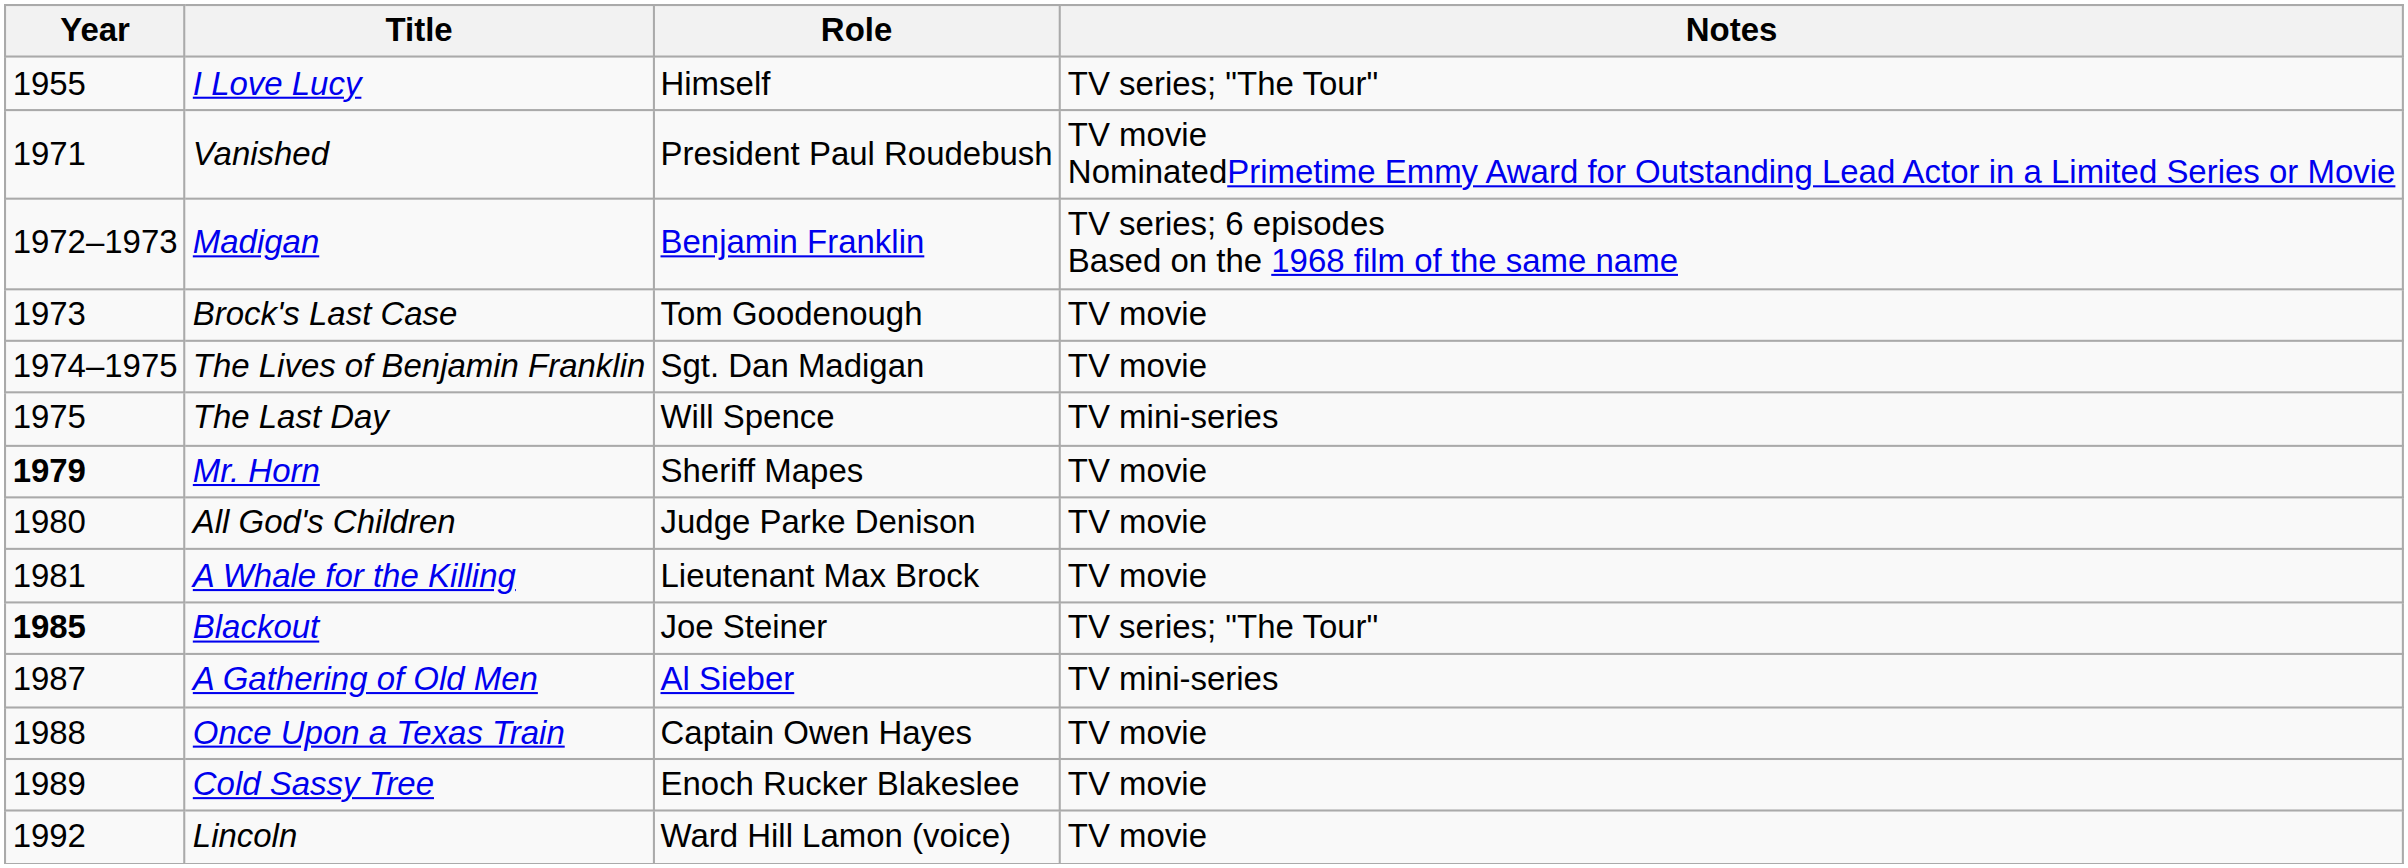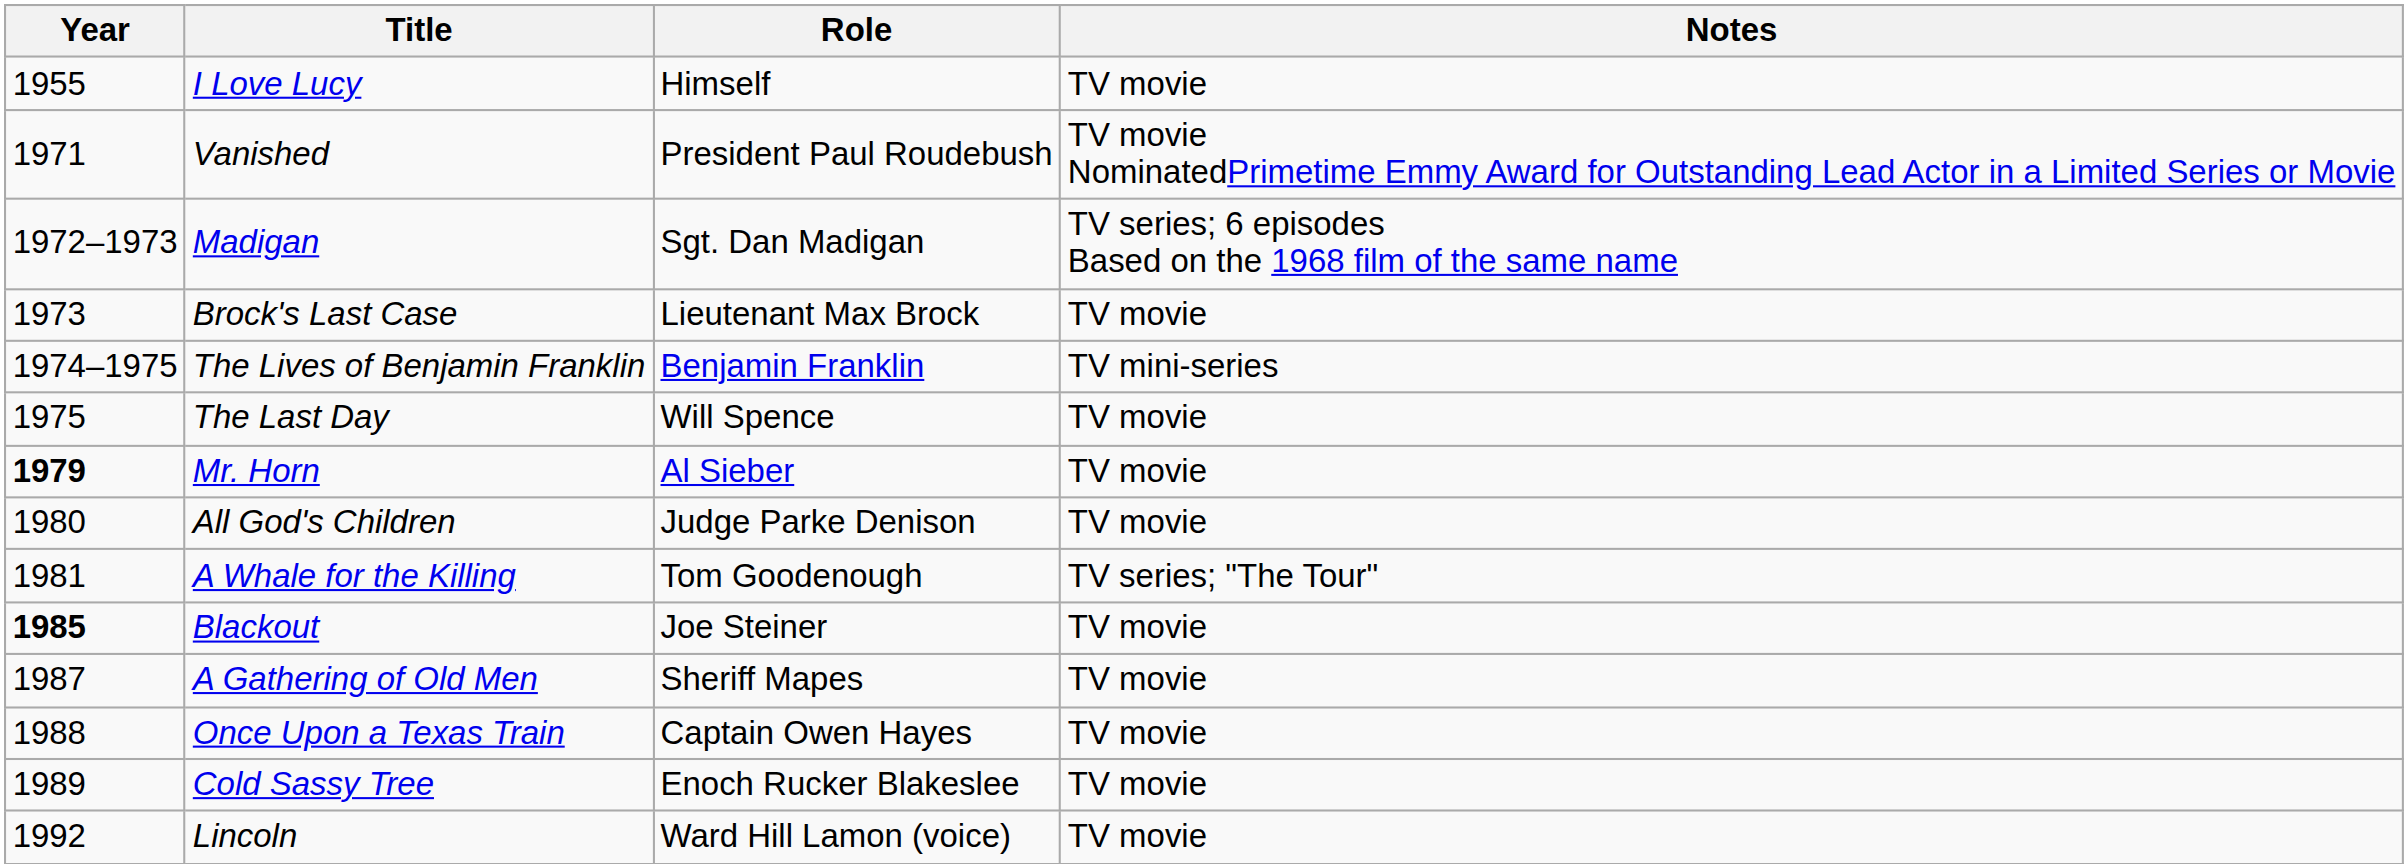(1223, 82) TV series; "The Tour" -> (1137, 82) TV movie
(792, 243) Benjamin Franklin -> (792, 243) Sgt. Dan Madigan
(792, 313) Tom Goodenough -> (820, 313) Lieutenant Max Brock
(792, 366) Sgt. Dan Madigan -> (792, 366) Benjamin Franklin
(1137, 366) TV movie -> (1173, 366) TV mini-series
(1173, 418) TV mini-series -> (1137, 418) TV movie
(762, 470) Sheriff Mapes -> (727, 470) Al Sieber
(820, 575) Lieutenant Max Brock -> (792, 575) Tom Goodenough
(1137, 575) TV movie -> (1223, 575) TV series; "The Tour"
(1223, 627) TV series; "The Tour" -> (1137, 627) TV movie
(727, 679) Al Sieber -> (762, 679) Sheriff Mapes
(1173, 679) TV mini-series -> (1137, 679) TV movie
